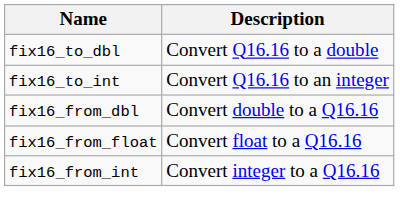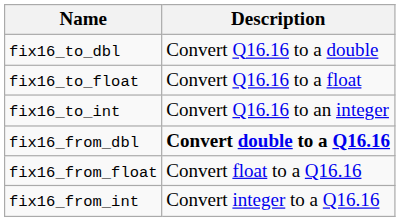+ row: (74, 82)
(272, 110) normal -> (278, 140) bold
